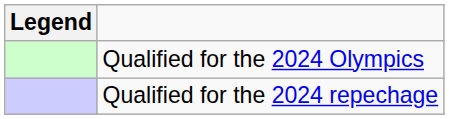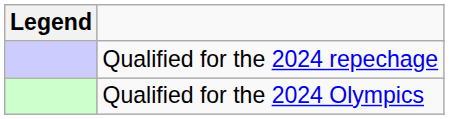rows swapped: (263, 59) <-> (270, 95)
